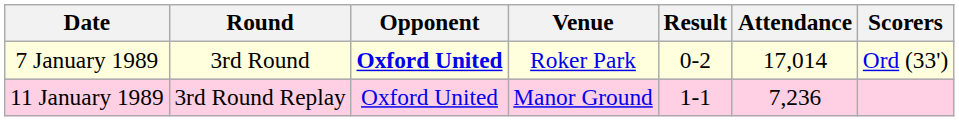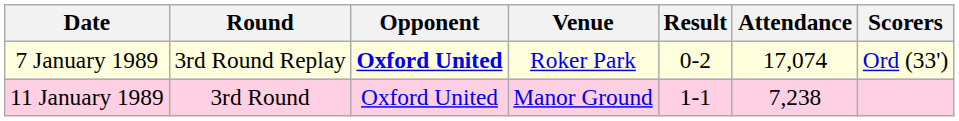(260, 60) 3rd Round -> (260, 60) 3rd Round Replay
(795, 60) 17,014 -> (795, 60) 17,074
(260, 97) 3rd Round Replay -> (260, 97) 3rd Round
(795, 97) 7,236 -> (795, 97) 7,238
